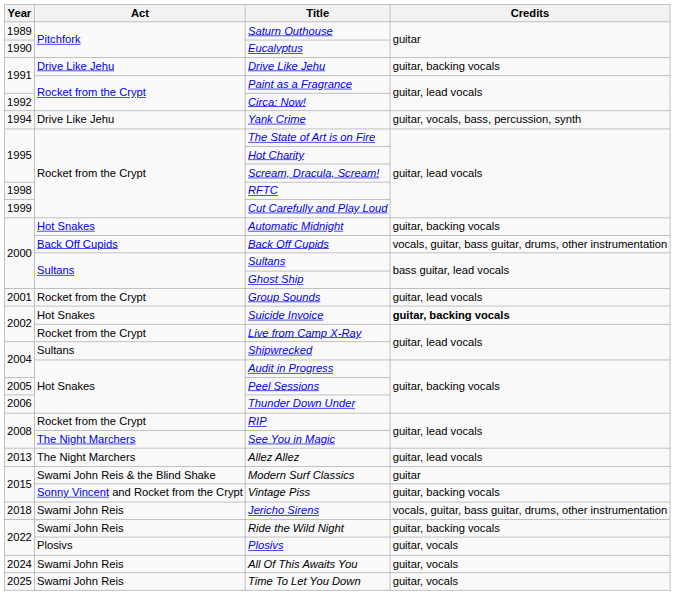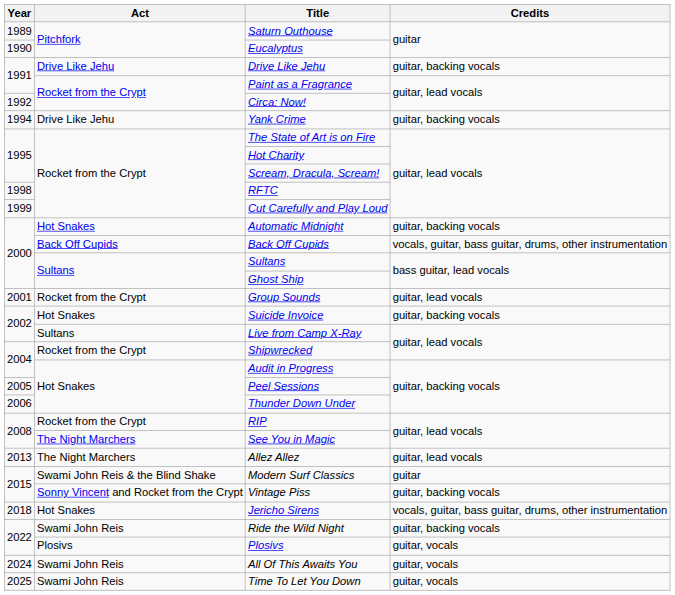(487, 119) guitar, vocals, bass, percussion, synth -> (446, 119) guitar, backing vocals
(451, 315) bold -> (446, 315) normal
(91, 333) Rocket from the Crypt -> (56, 333) Sultans
(56, 350) Sultans -> (91, 350) Rocket from the Crypt
(80, 510) Swami John Reis -> (66, 510) Hot Snakes
